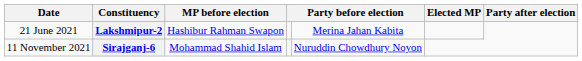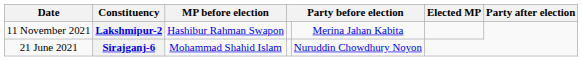(49, 30) 21 June 2021 -> (49, 30) 11 November 2021
(49, 47) 11 November 2021 -> (49, 47) 21 June 2021
